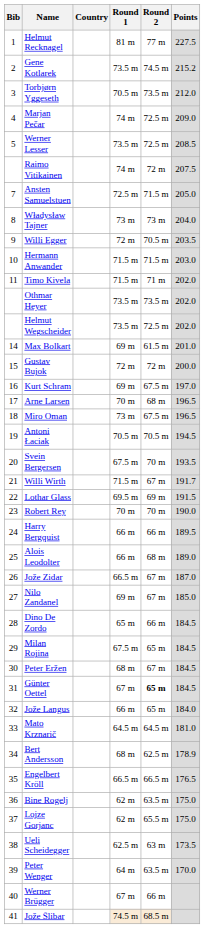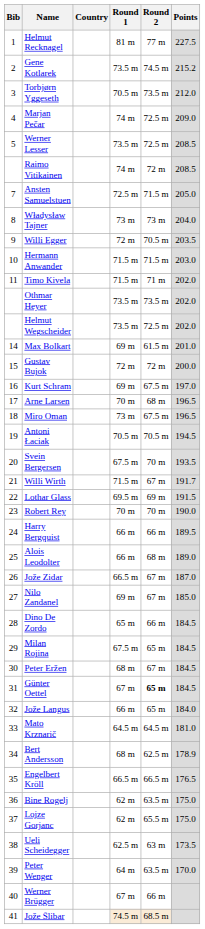(186, 169) 207.5 -> (186, 169) 208.5
